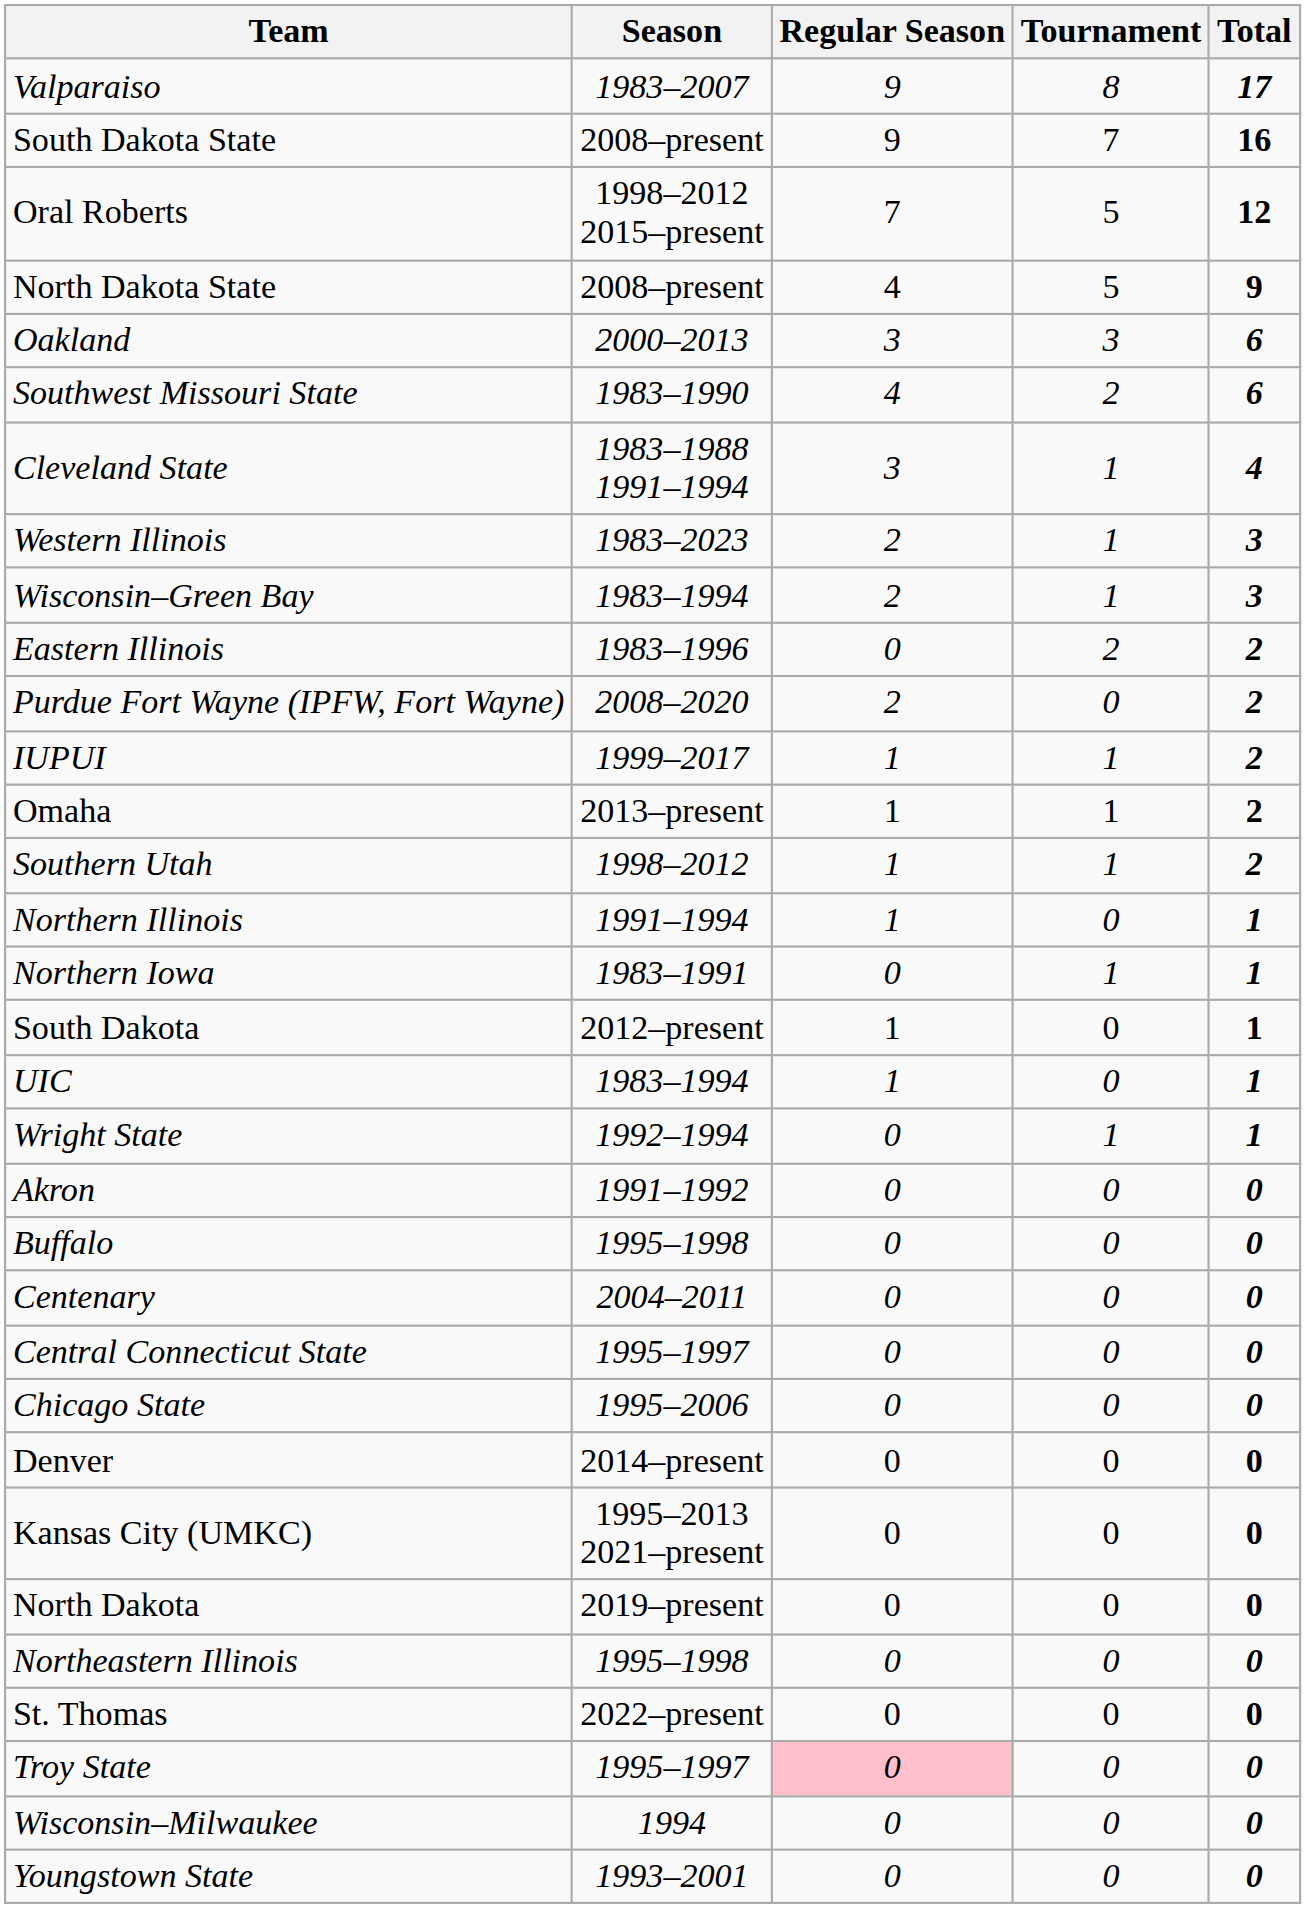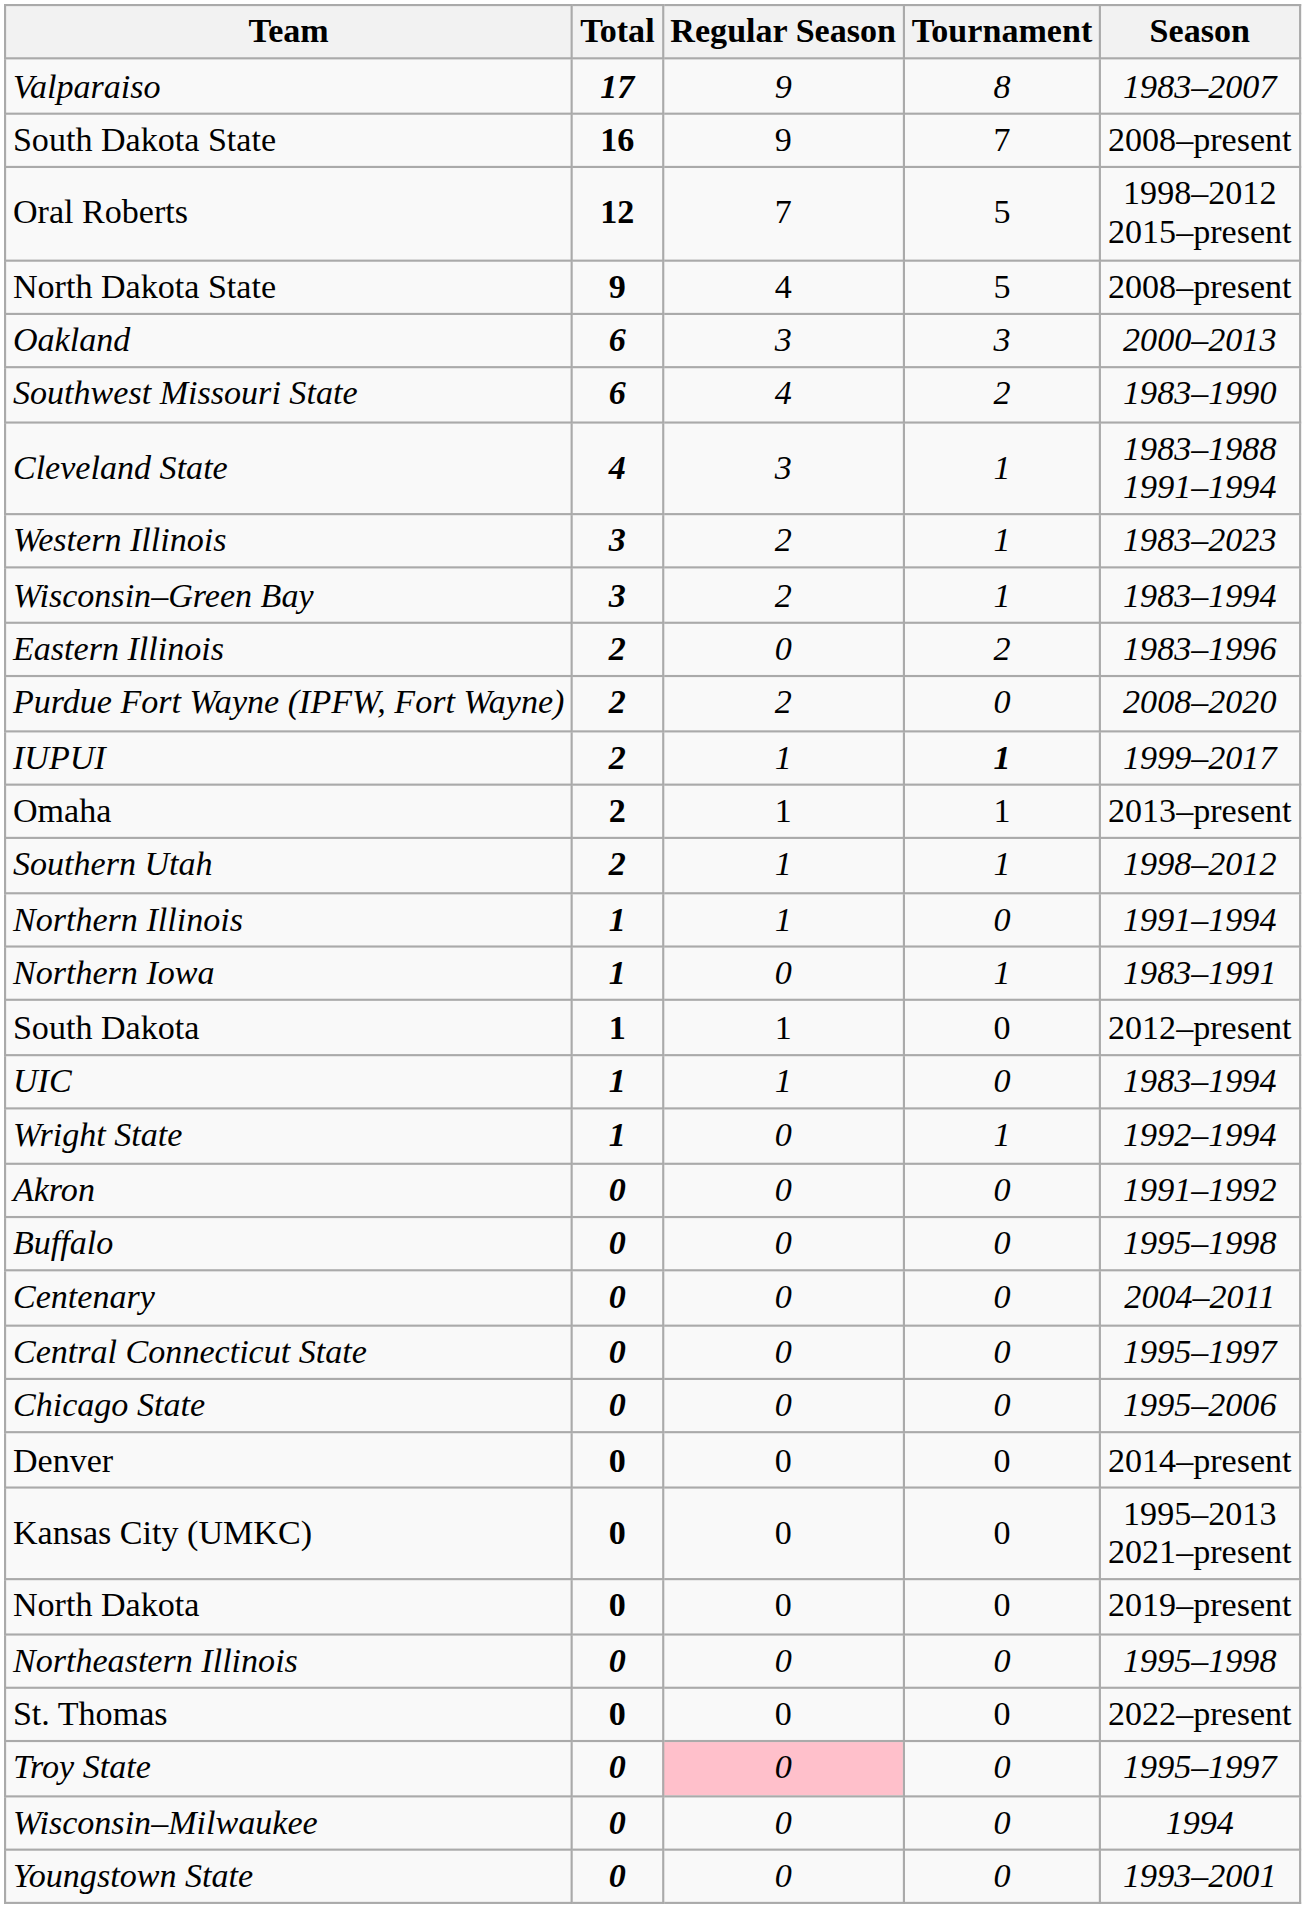columns swapped: (672, 31) <-> (1254, 31)
(1111, 756) normal -> (1002, 756) bold
